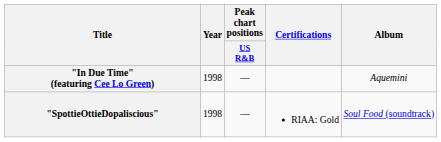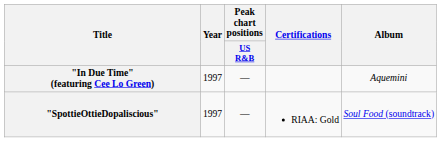(213, 78) 1998 -> (213, 78) 1997
(213, 114) 1998 -> (213, 114) 1997
